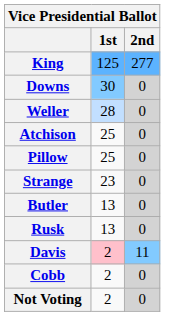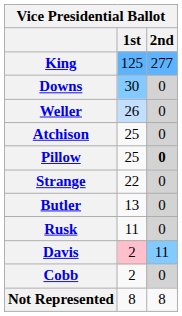(108, 110) 28 -> (132, 110) 26
(142, 157) normal -> (162, 157) bold
(108, 181) 23 -> (132, 181) 22
(108, 228) 13 -> (132, 228) 11
- row: (48, 299)
+ row: (61, 299)
